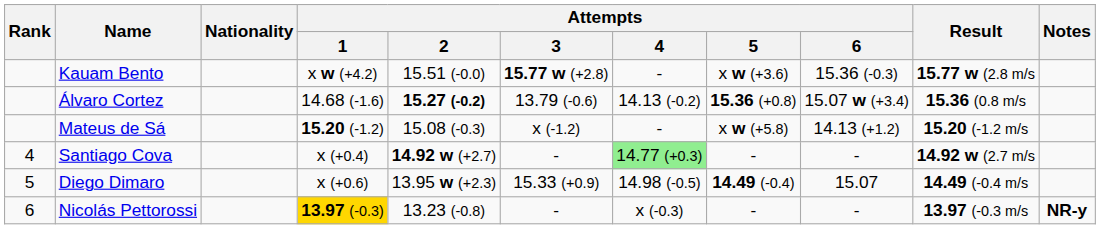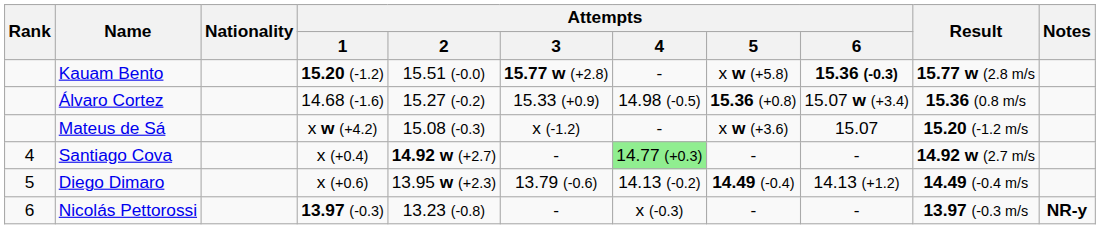(343, 73) x w (+4.2) -> (343, 73) 15.20 (-1.2)
(753, 73) x w (+3.6) -> (753, 73) x w (+5.8)
(857, 73) normal -> (857, 73) bold
(444, 100) bold -> (444, 100) normal
(556, 100) 13.79 (-0.6) -> (556, 100) 15.33 (+0.9)
(659, 100) 14.13 (-0.2) -> (659, 100) 14.98 (-0.5)
(343, 127) 15.20 (-1.2) -> (343, 127) x w (+4.2)
(753, 127) x w (+5.8) -> (753, 127) x w (+3.6)
(857, 127) 14.13 (+1.2) -> (857, 127) 15.07
(556, 182) 15.33 (+0.9) -> (556, 182) 13.79 (-0.6)
(659, 182) 14.98 (-0.5) -> (659, 182) 14.13 (-0.2)
(857, 182) 15.07 -> (857, 182) 14.13 (+1.2)
(343, 210) gold background -> (343, 210) no background
